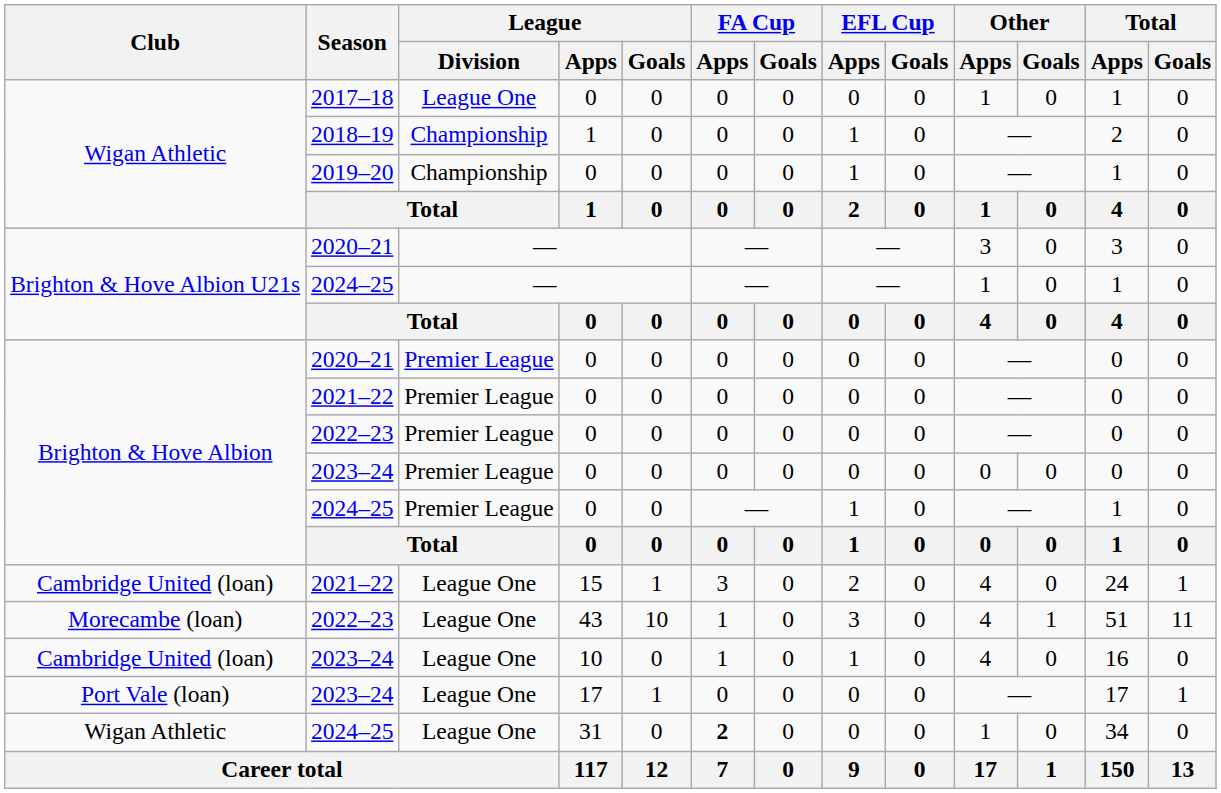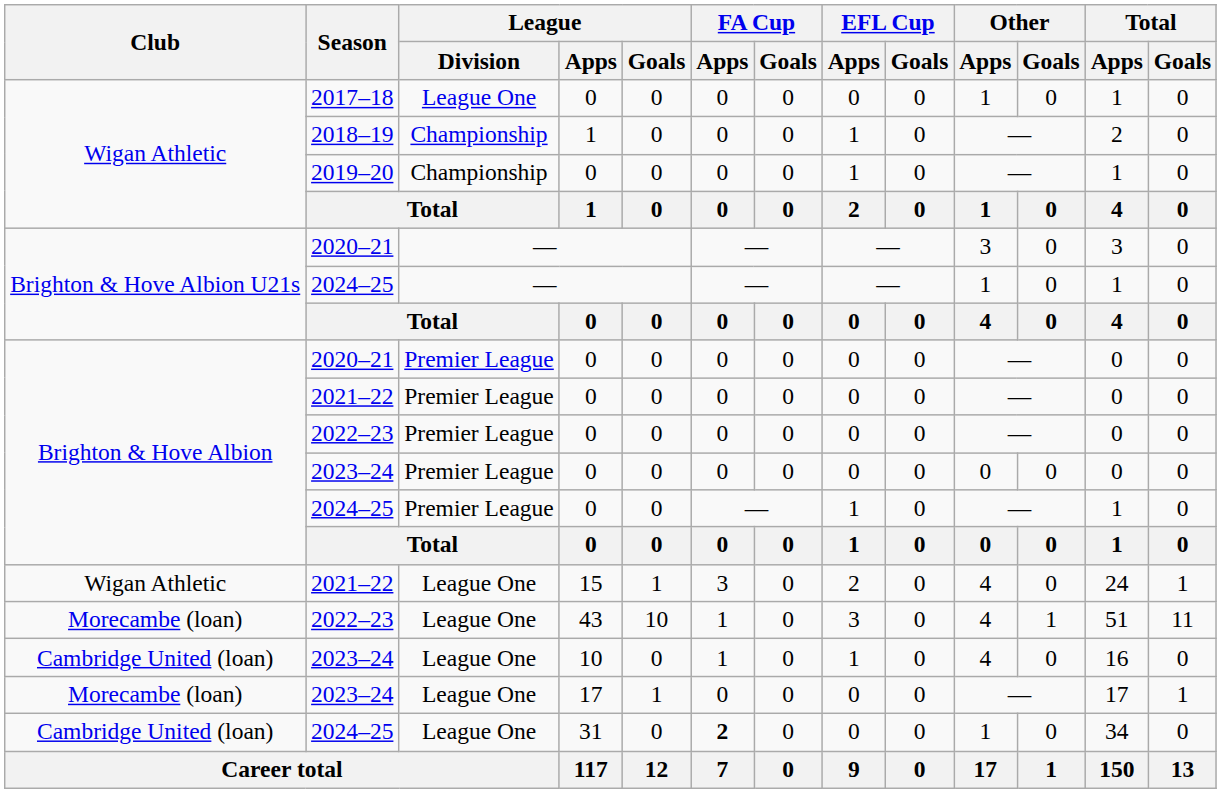(155, 582) Cambridge United (loan) -> (155, 582) Wigan Athletic
(155, 694) Port Vale (loan) -> (155, 694) Morecambe (loan)
(155, 731) Wigan Athletic -> (155, 731) Cambridge United (loan)
